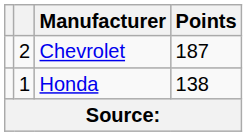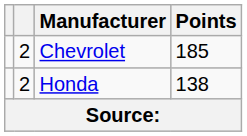(192, 52) 187 -> (192, 52) 185
(24, 83) 1 -> (24, 83) 2
